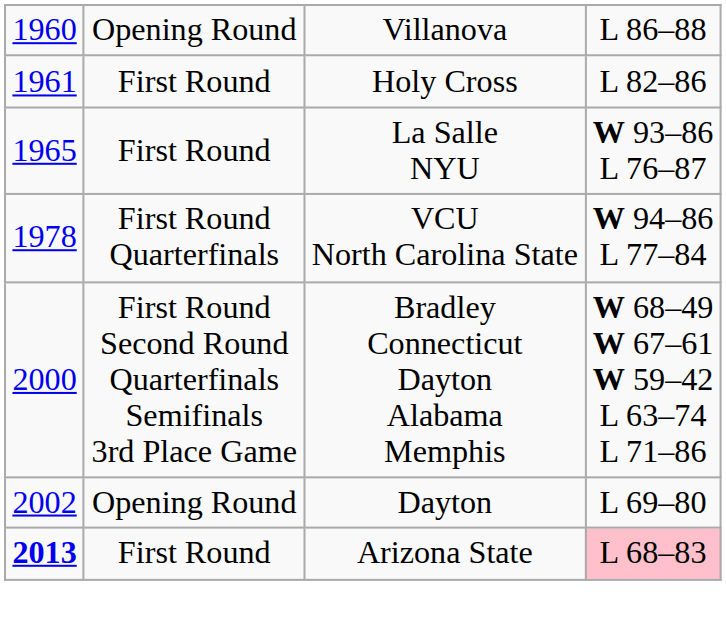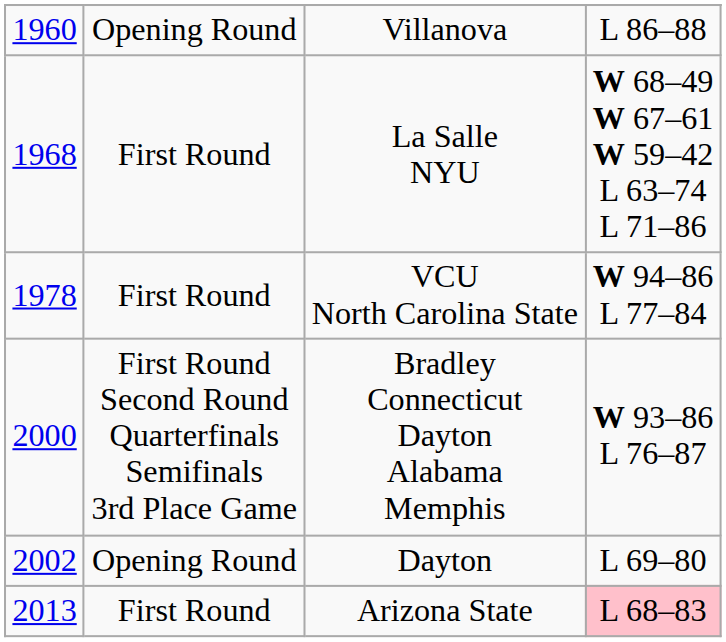- row: (445, 81)
(45, 150) 1965 -> (45, 153) 1968
(653, 150) W 93–86 L 76–87 -> (653, 153) W 68–49 W 67–61 W 59–42 L 63–74 L 71–86
(194, 237) First Round Quarterfinals -> (194, 294) First Round
(653, 378) W 68–49 W 67–61 W 59–42 L 63–74 L 71–86 -> (653, 436) W 93–86 L 76–87
(45, 553) bold -> (45, 610) normal
